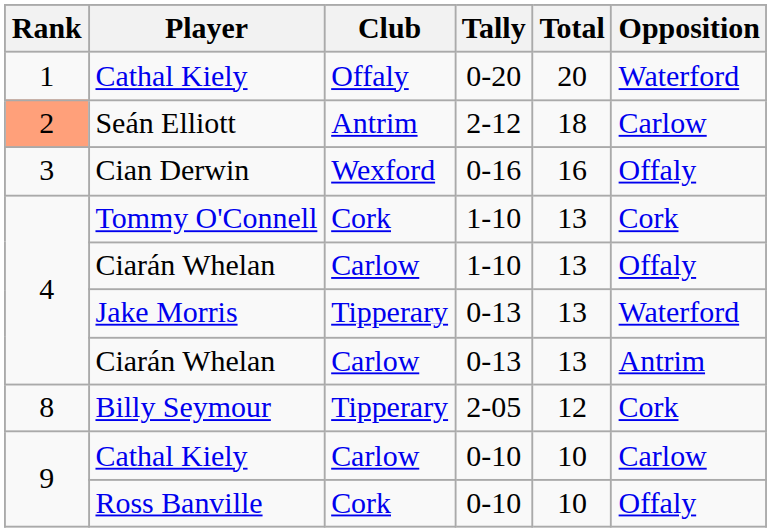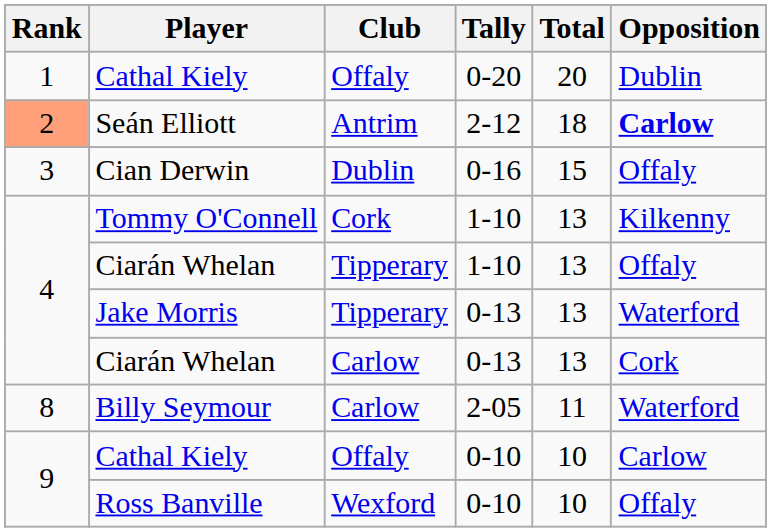(679, 75) Waterford -> (660, 75) Dublin
(663, 123) normal -> (666, 123) bold
(383, 170) Wexford -> (373, 170) Dublin
(572, 170) 16 -> (572, 170) 15
(649, 218) Cork -> (674, 218) Kilkenny
(375, 265) Carlow -> (390, 265) Tipperary
(662, 360) Antrim -> (649, 360) Cork
(390, 407) Tipperary -> (375, 407) Carlow
(572, 407) 12 -> (572, 407) 11
(649, 407) Cork -> (679, 407) Waterford
(375, 455) Carlow -> (370, 455) Offaly
(361, 502) Cork -> (383, 502) Wexford
